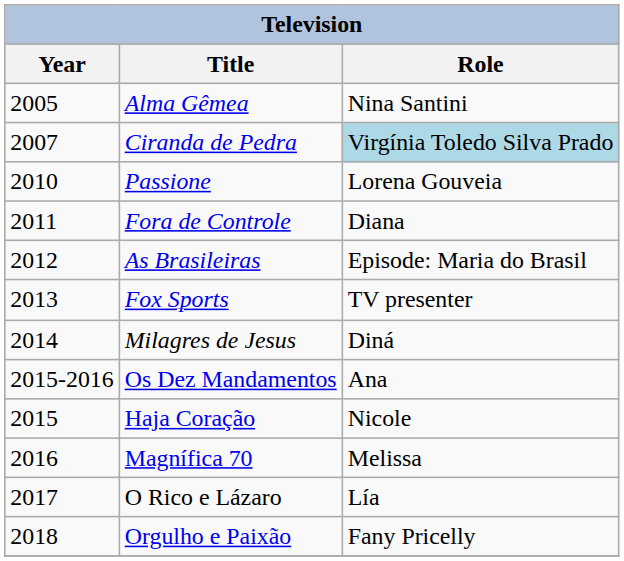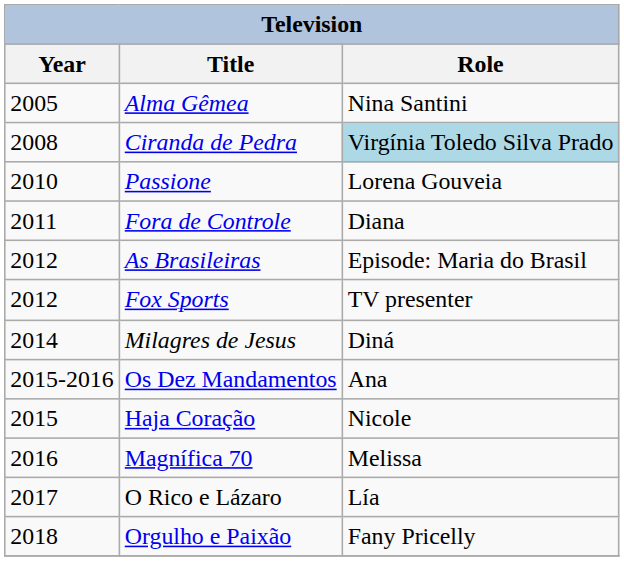(34, 142) 2007 -> (34, 142) 2008
(34, 299) 2013 -> (34, 299) 2012
